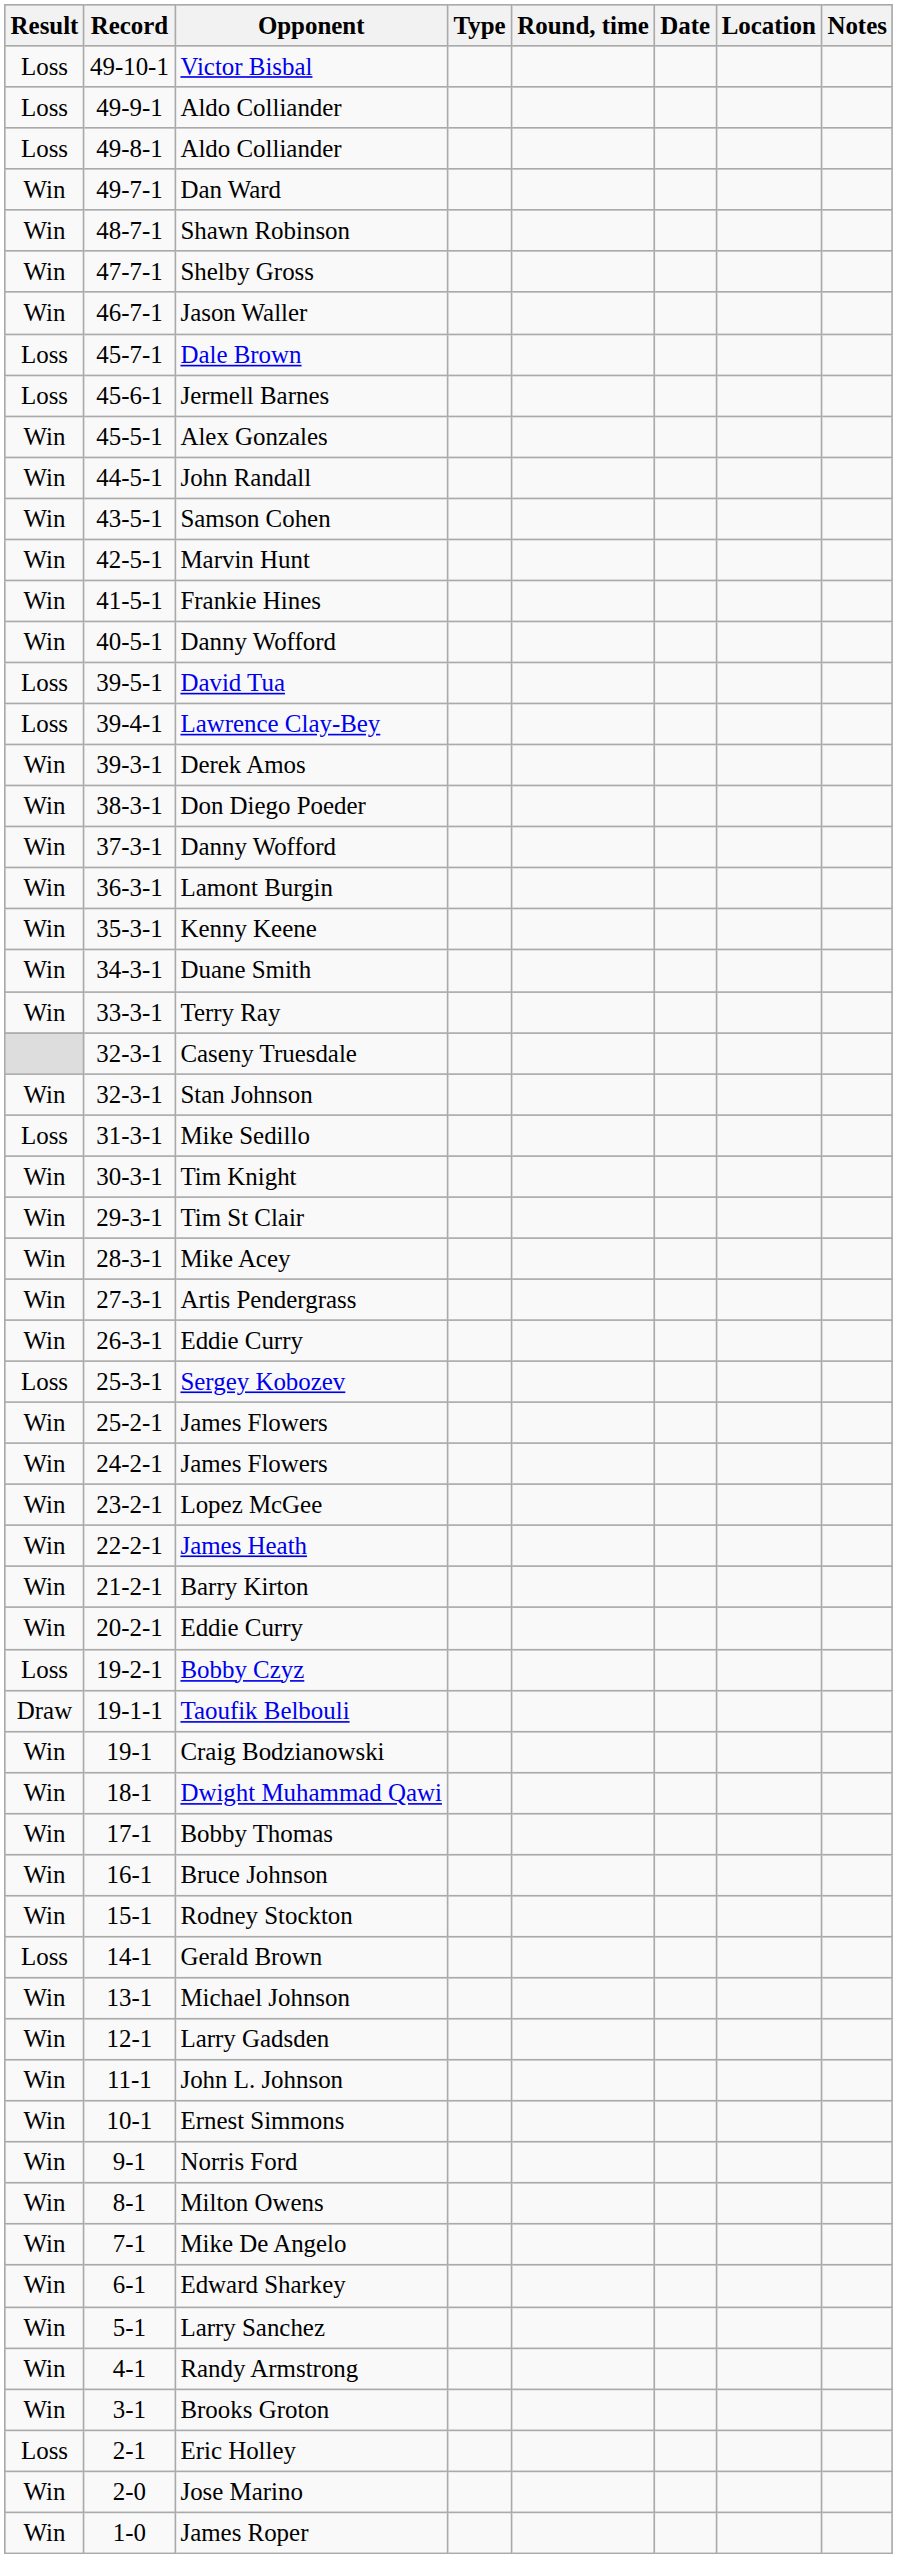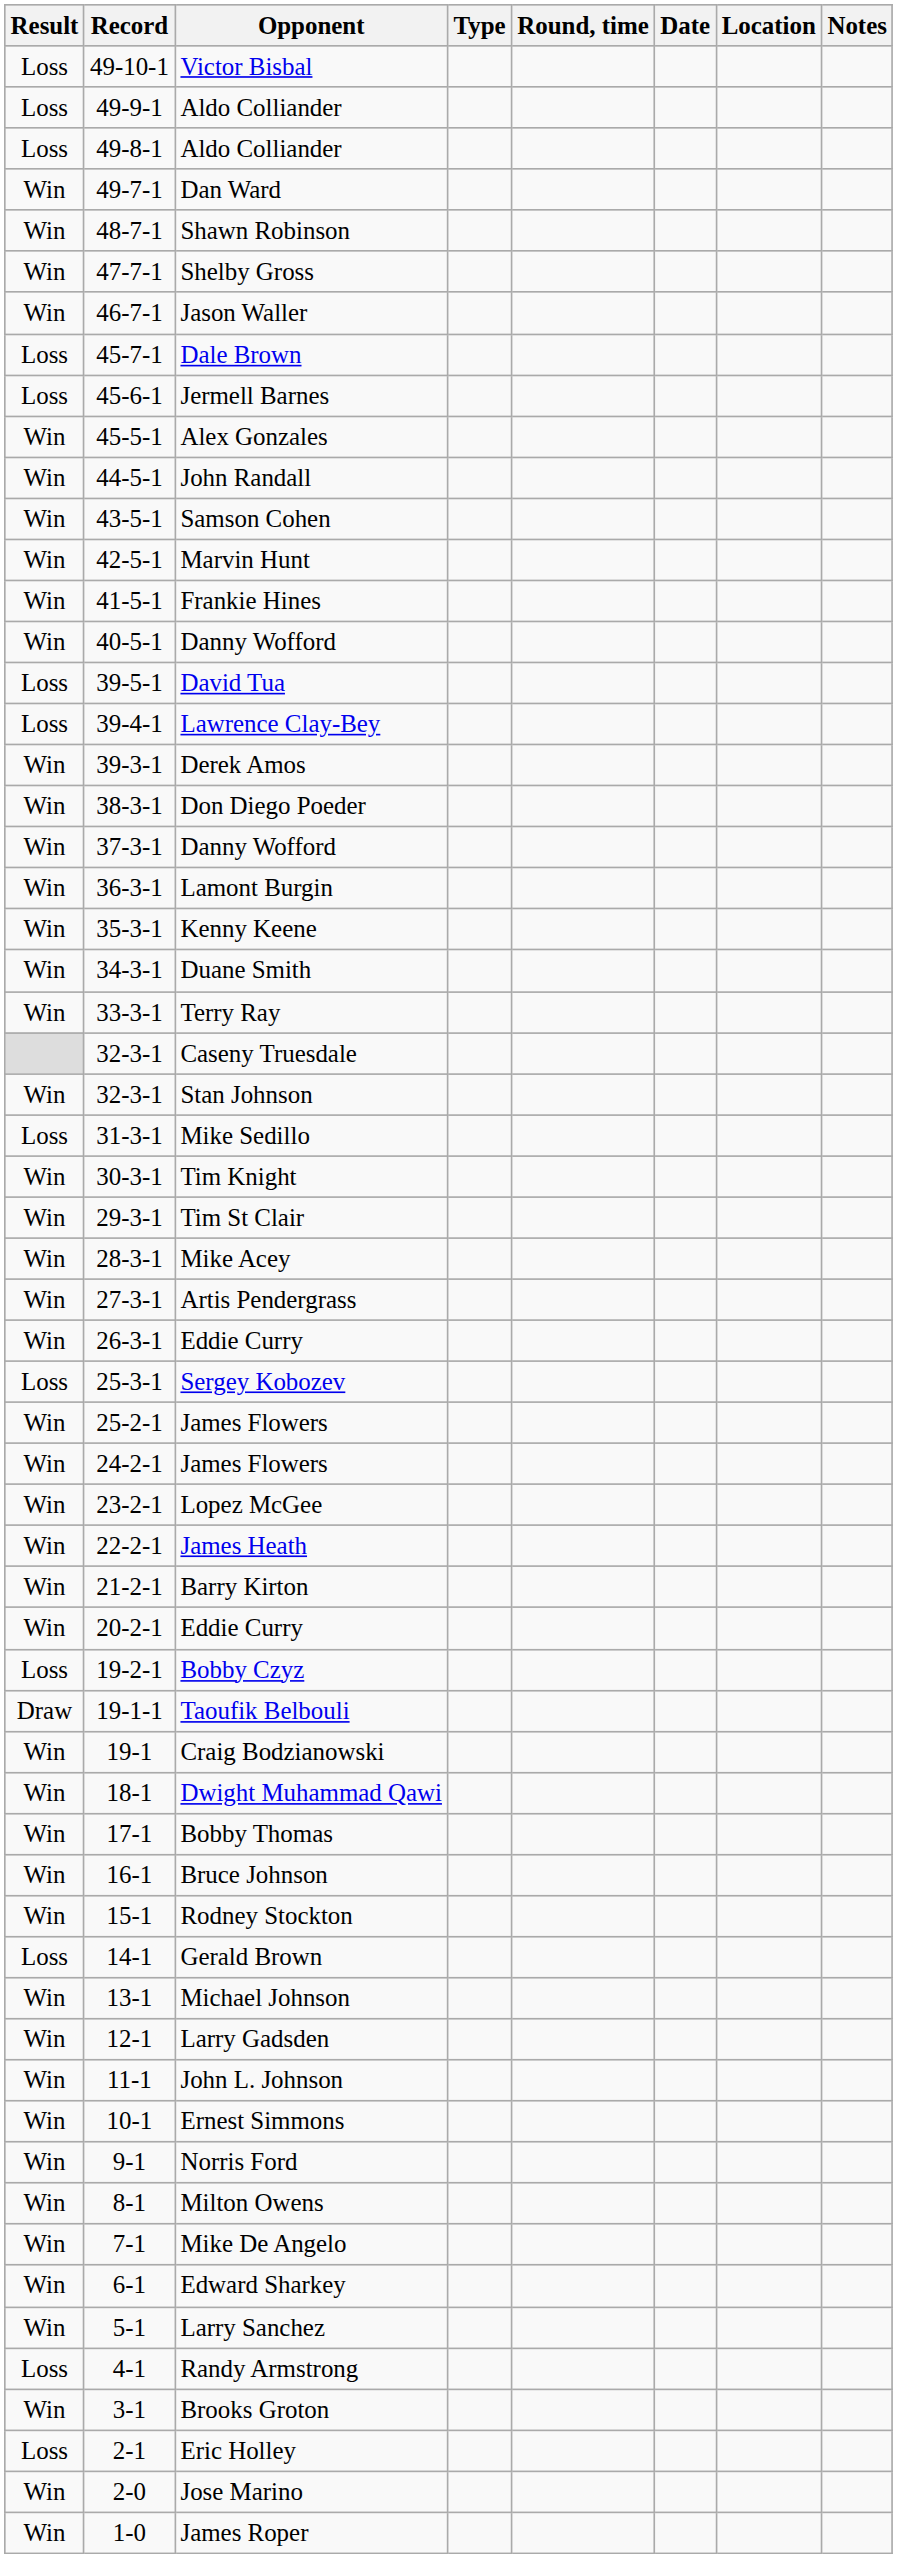(45, 2368) Win -> (45, 2368) Loss
